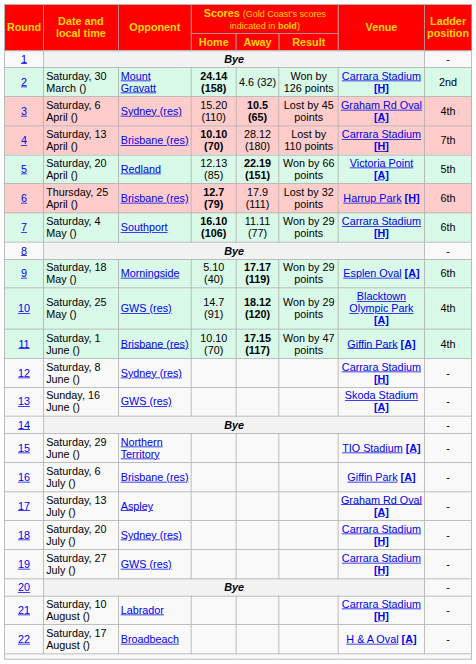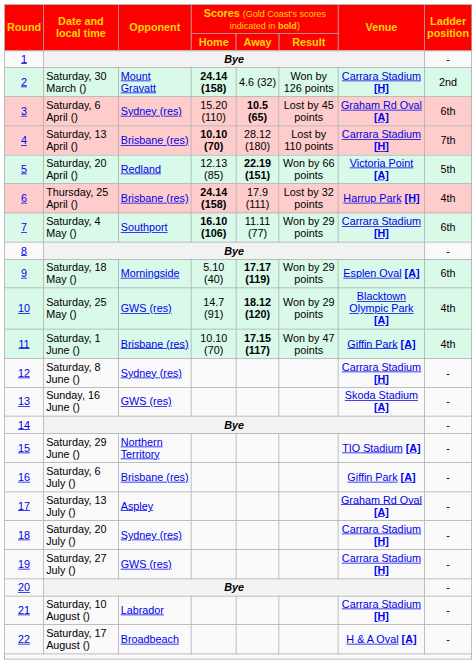(448, 112) 4th -> (448, 112) 6th
(214, 199) 12.7 (79) -> (214, 199) 24.14 (158)
(448, 199) 6th -> (448, 199) 4th
